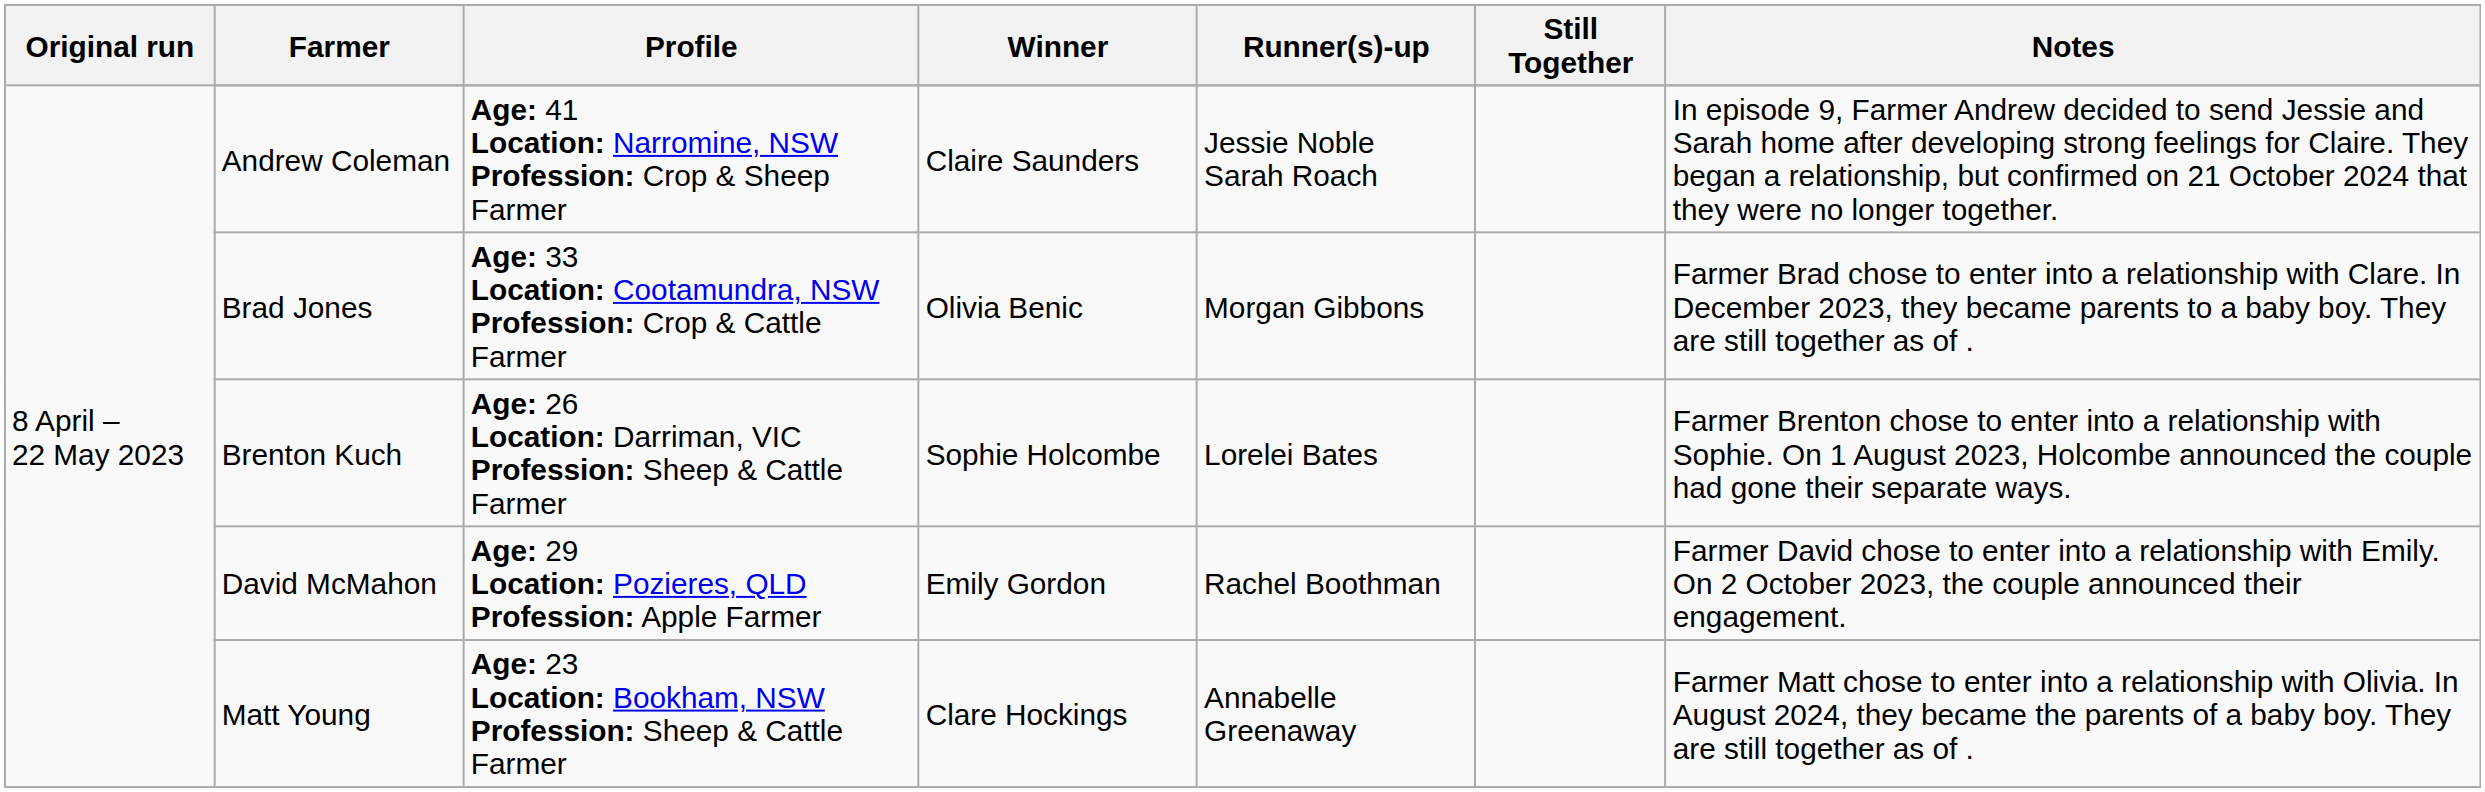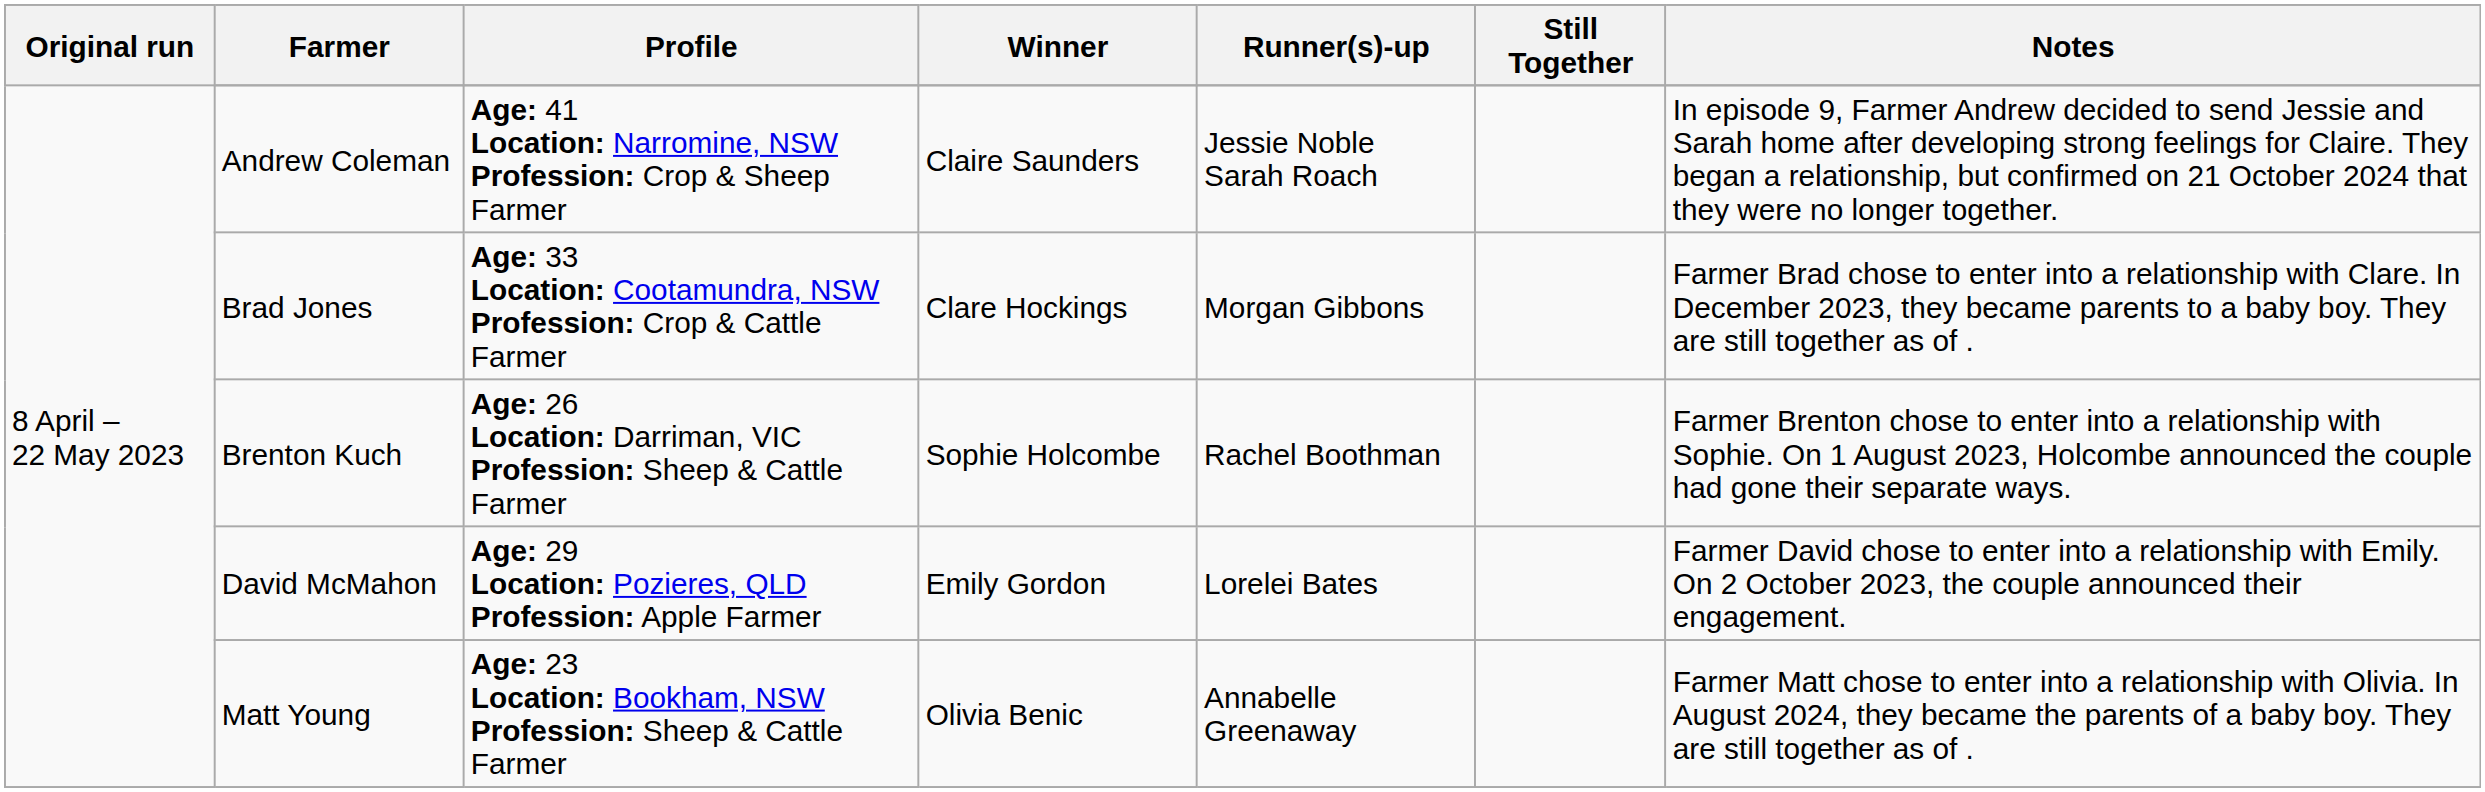(1004, 306) Olivia Benic -> (1027, 306) Clare Hockings
(1291, 453) Lorelei Bates -> (1322, 453) Rachel Boothman
(1322, 584) Rachel Boothman -> (1291, 584) Lorelei Bates
(1027, 714) Clare Hockings -> (1004, 714) Olivia Benic
